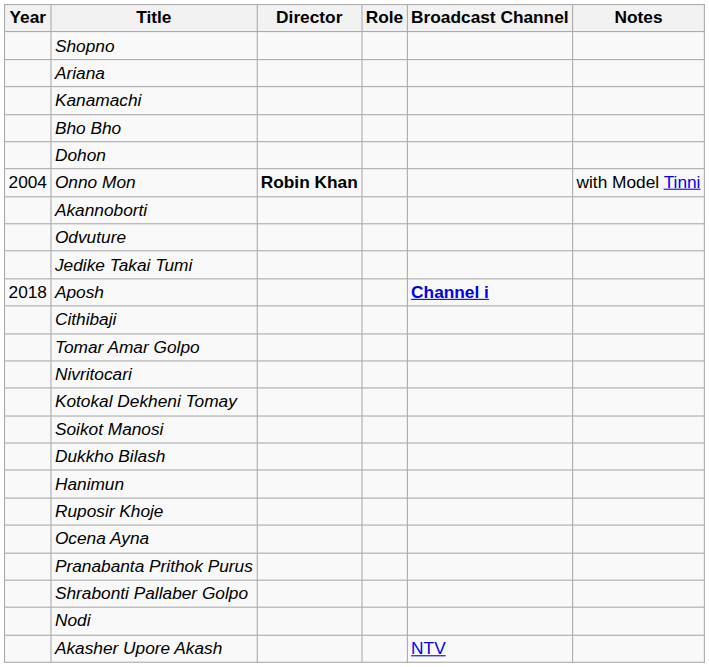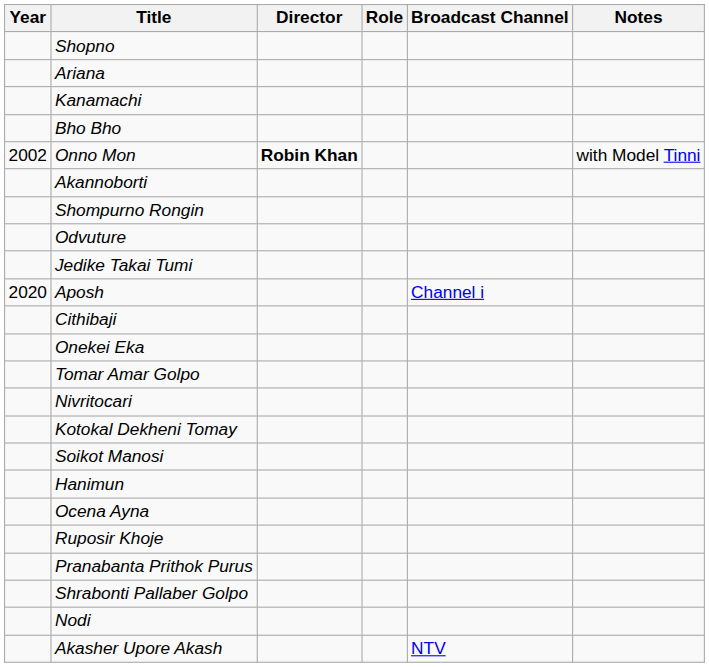- row: (80, 155)
(28, 182) 2004 -> (28, 155) 2002
+ row: (129, 210)
(28, 292) 2018 -> (28, 292) 2020
(450, 292) bold -> (448, 292) normal
+ row: (100, 347)
- row: (110, 456)
rows swapped: (102, 538) <-> (109, 511)
